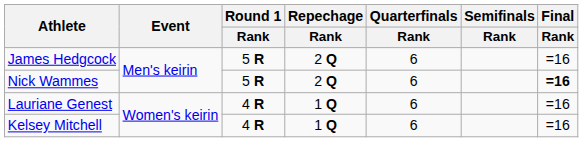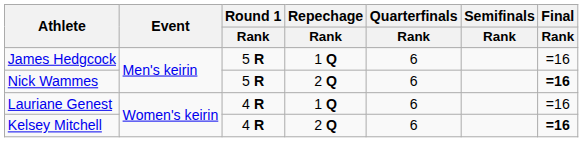(326, 59) 2 Q -> (326, 59) 1 Q
(326, 126) 1 Q -> (326, 126) 2 Q
(558, 126) normal -> (558, 126) bold
